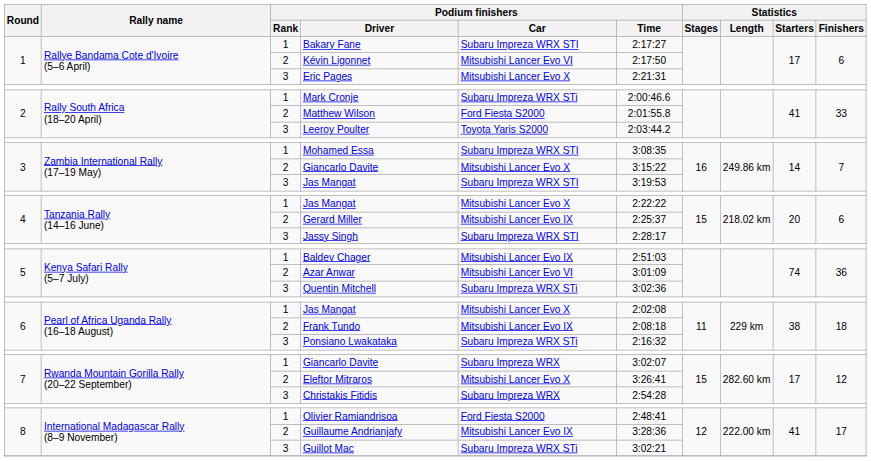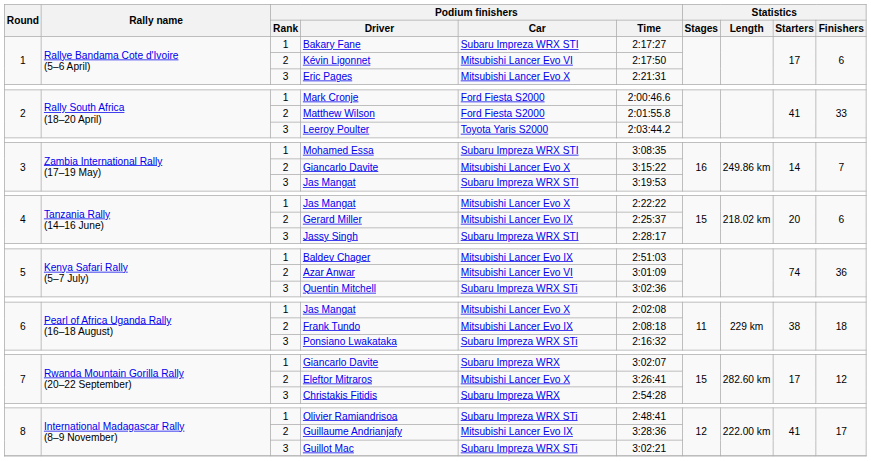(519, 97) Subaru Impreza WRX STi -> (503, 97) Ford Fiesta S2000
(503, 416) Ford Fiesta S2000 -> (519, 416) Subaru Impreza WRX STi
